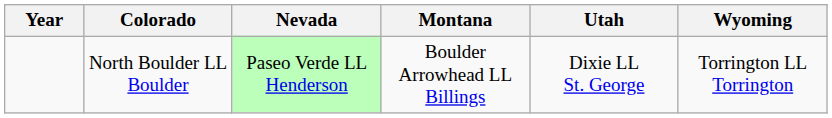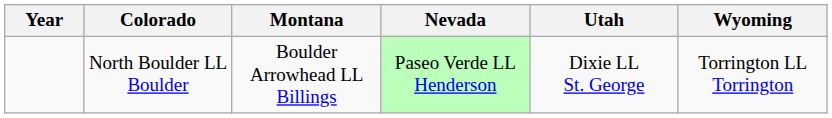columns swapped: (455, 20) <-> (307, 20)
